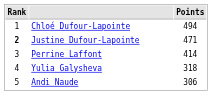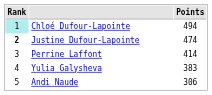(17, 27) no background -> (17, 27) paleturquoise background
(190, 41) 471 -> (190, 41) 474
(190, 69) 318 -> (190, 69) 383
